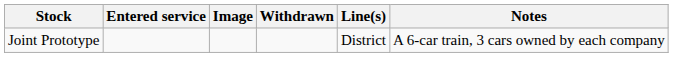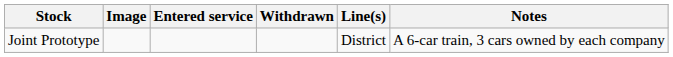columns swapped: (233, 16) <-> (156, 16)
